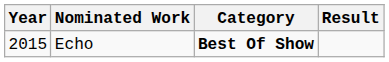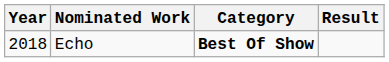(28, 44) 2015 -> (28, 44) 2018
